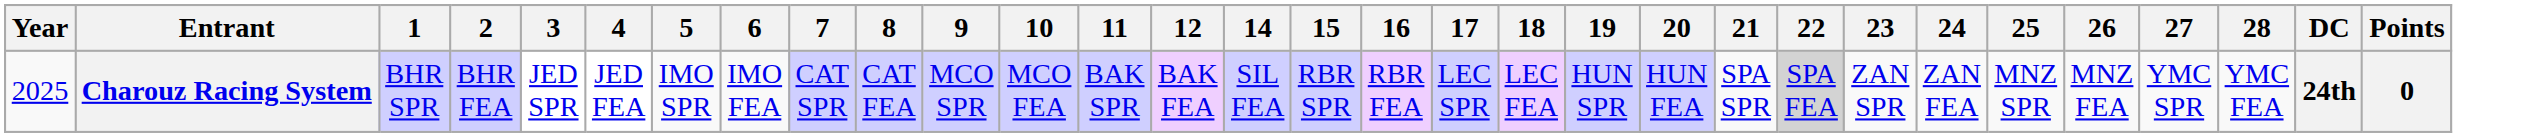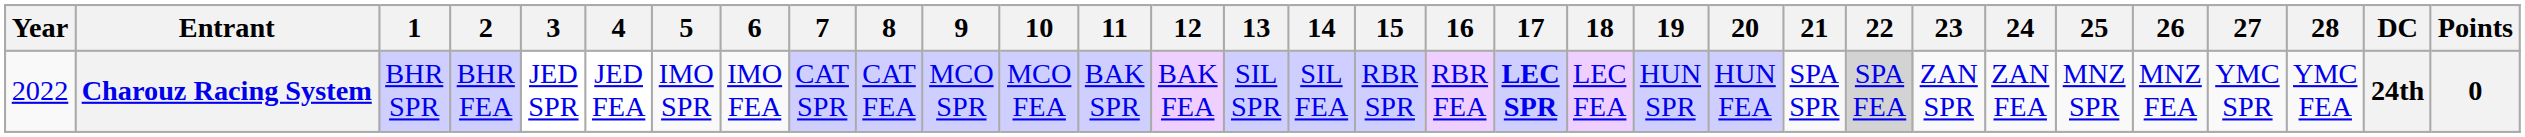+ column: (1256, 27)
(40, 90) 2025 -> (40, 90) 2022
(1464, 90) normal -> (1531, 90) bold
